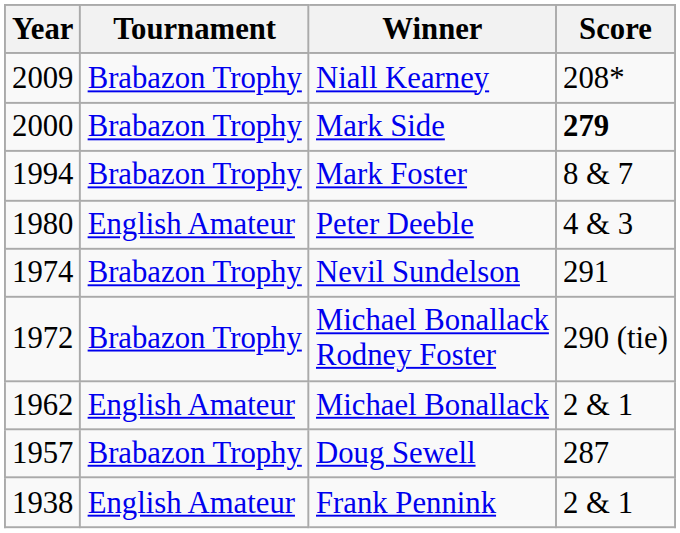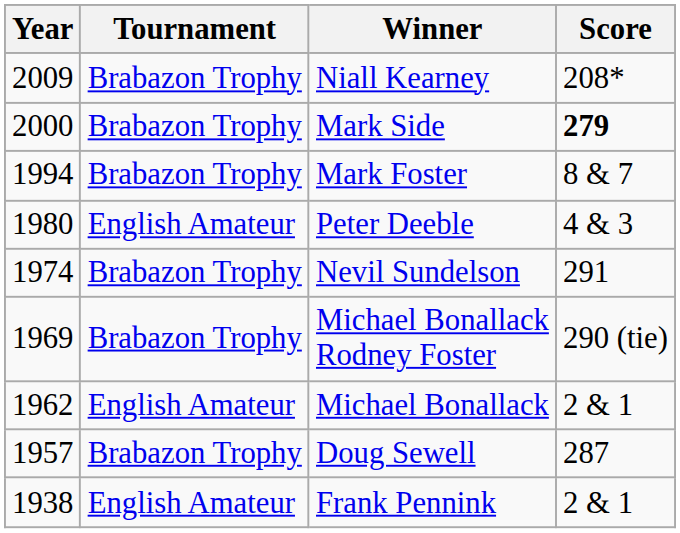(43, 338) 1972 -> (43, 338) 1969
